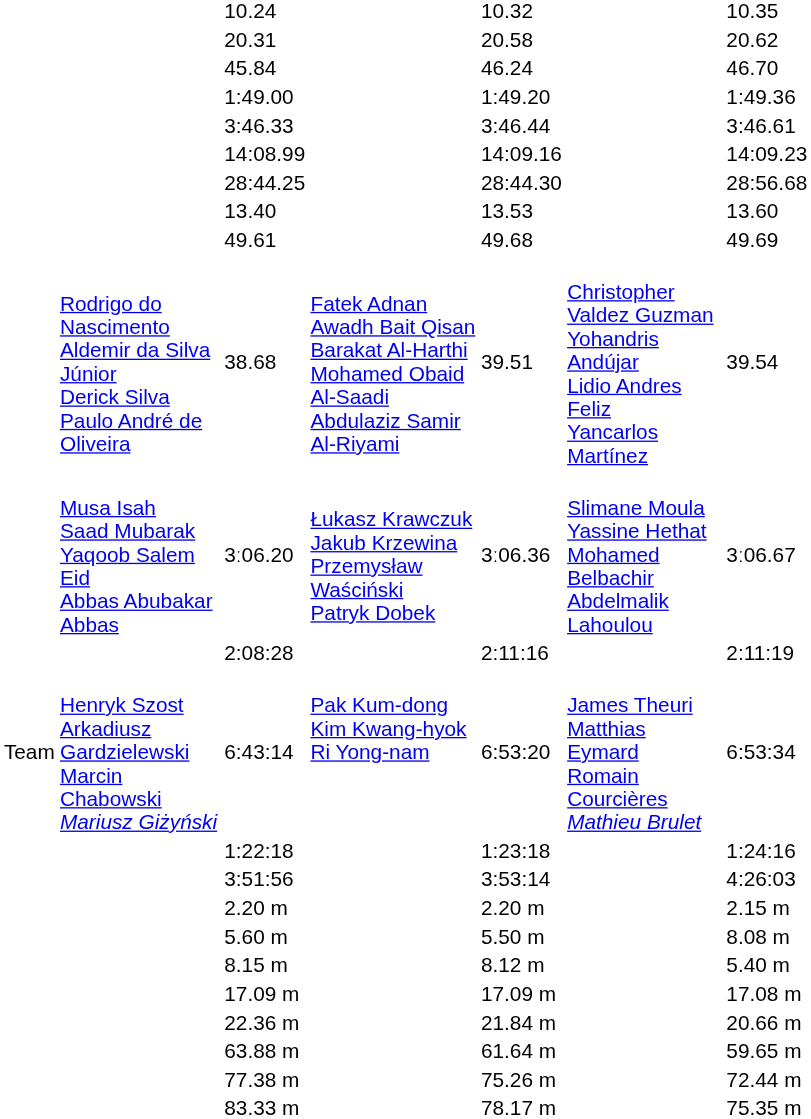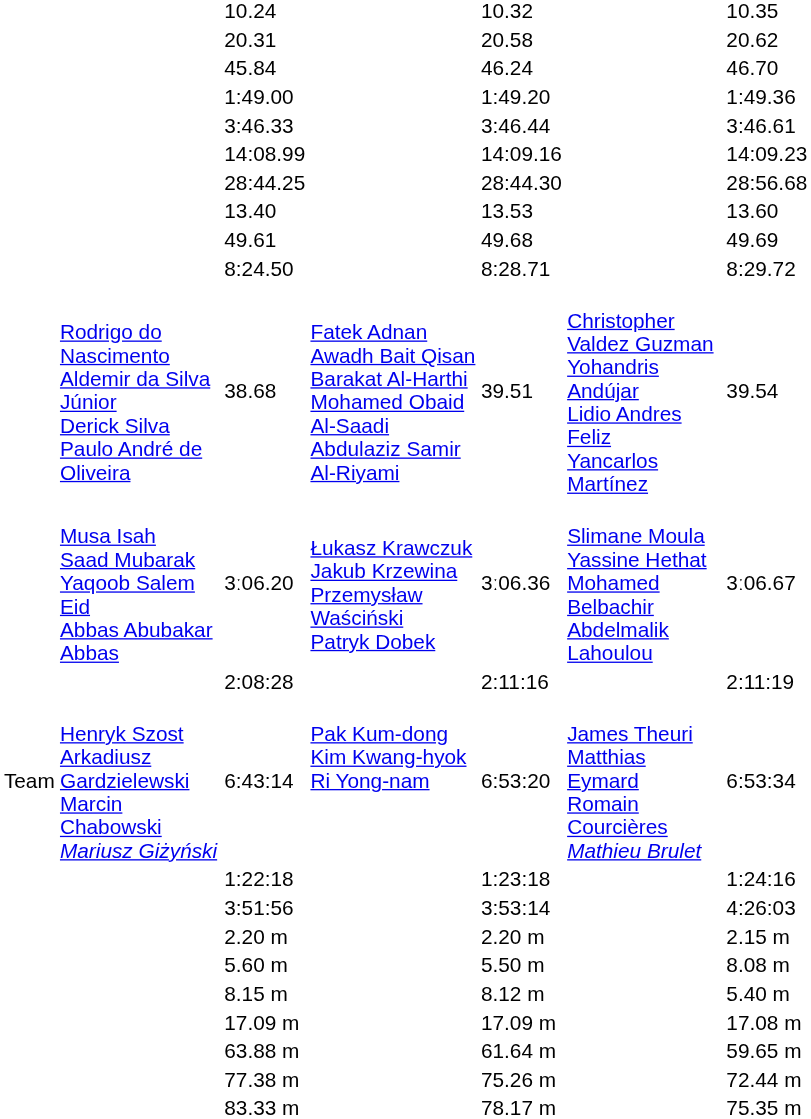+ row: (259, 268)
- row: (262, 1022)
